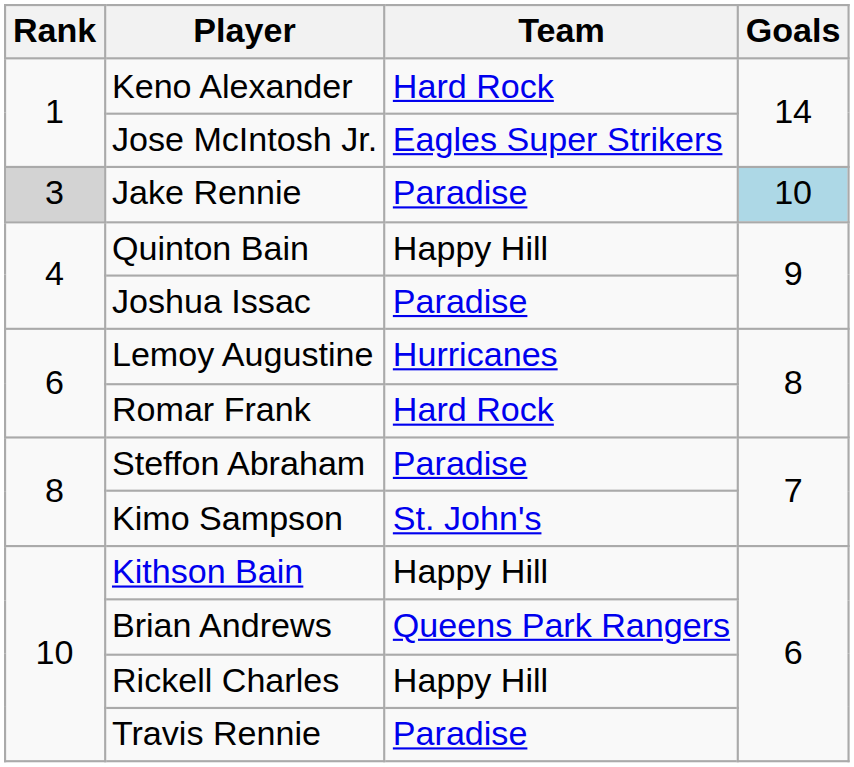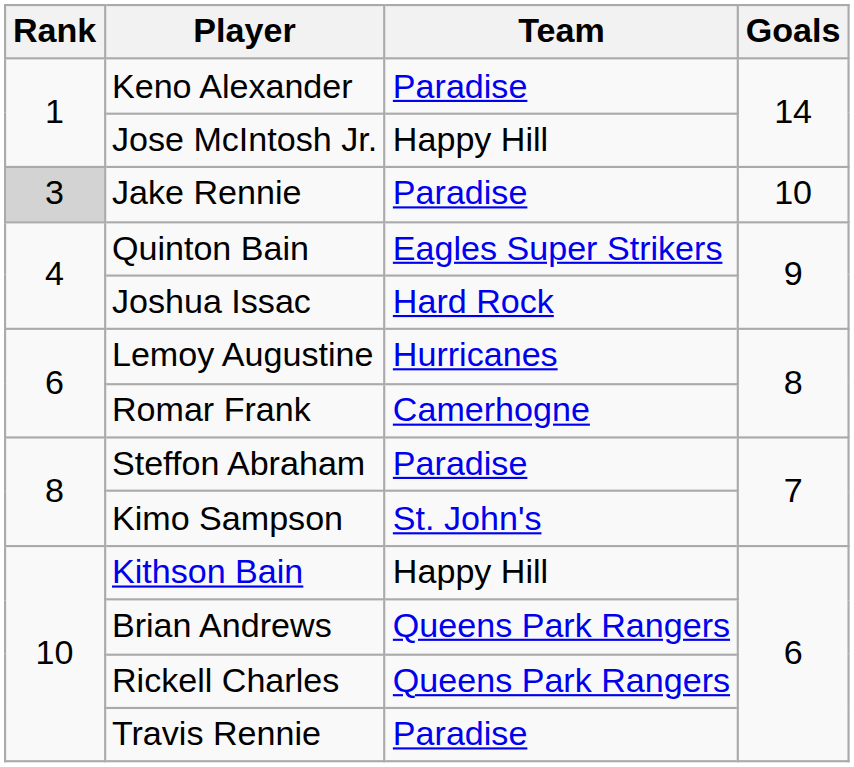(473, 85) Hard Rock -> (460, 85) Paradise
(558, 139) Eagles Super Strikers -> (471, 139) Happy Hill
(793, 193) lightblue background -> (793, 193) no background
(471, 247) Happy Hill -> (558, 247) Eagles Super Strikers
(460, 301) Paradise -> (473, 301) Hard Rock
(473, 409) Hard Rock -> (491, 409) Camerhogne
(471, 680) Happy Hill -> (561, 680) Queens Park Rangers
